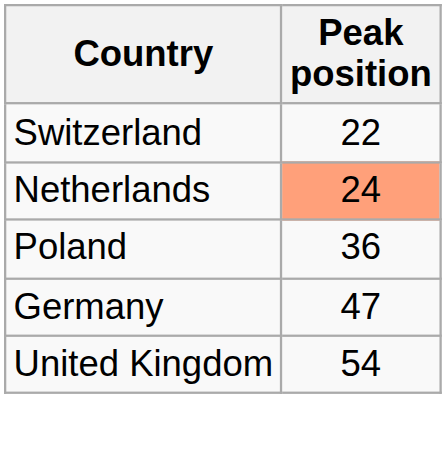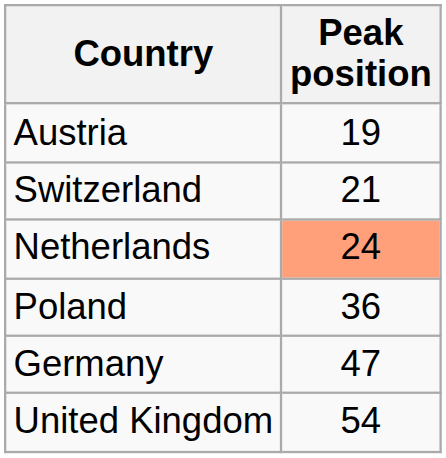+ row: (70, 132)
(361, 132) 22 -> (361, 190) 21
